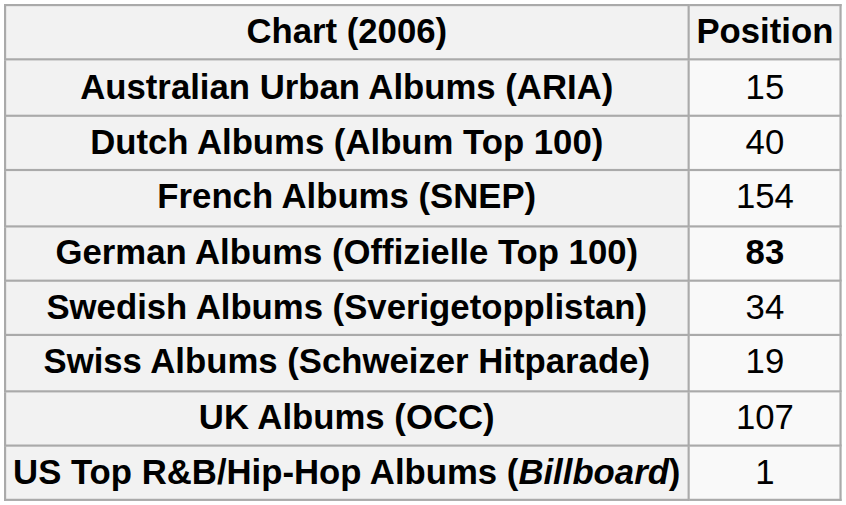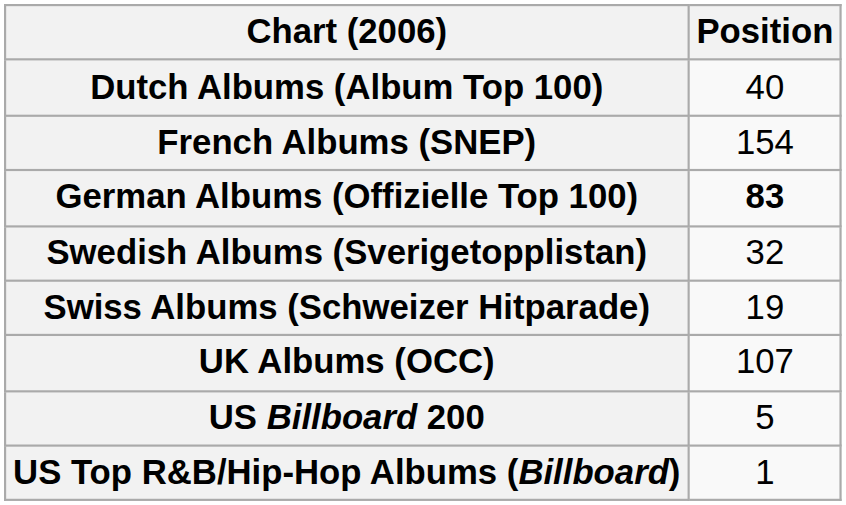- row: (347, 87)
(765, 307) 34 -> (765, 252) 32
+ row: (347, 417)
